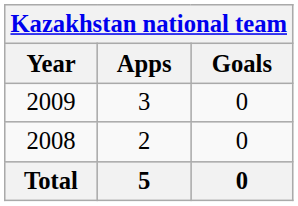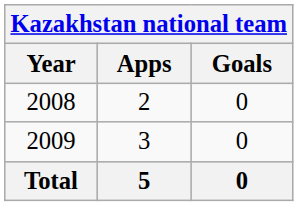rows swapped: (51, 141) <-> (51, 102)
